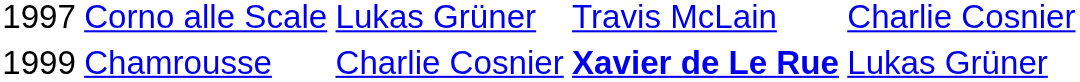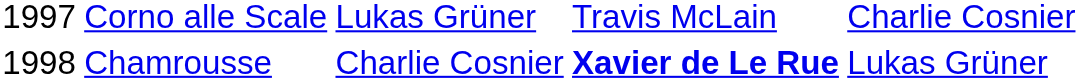(39, 62) 1999 -> (39, 62) 1998
